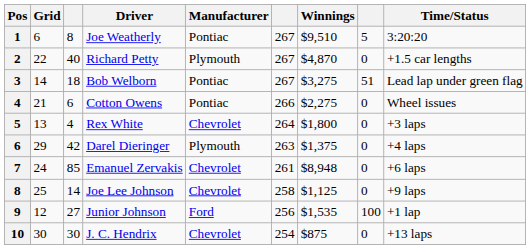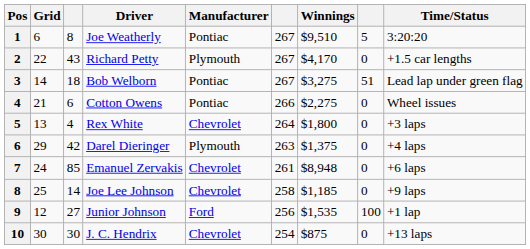(73, 59) 40 -> (73, 59) 43
(319, 59) $4,870 -> (319, 59) $4,170
(319, 190) $1,125 -> (319, 190) $1,185
